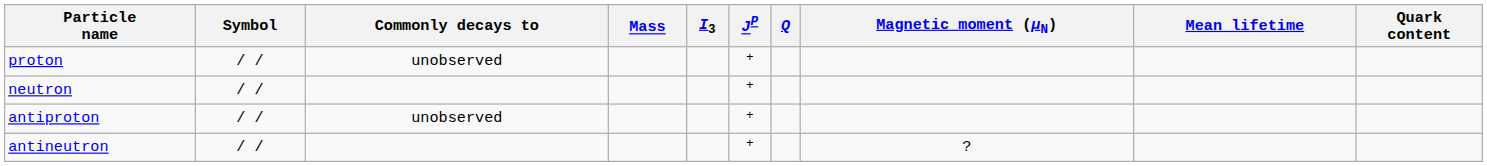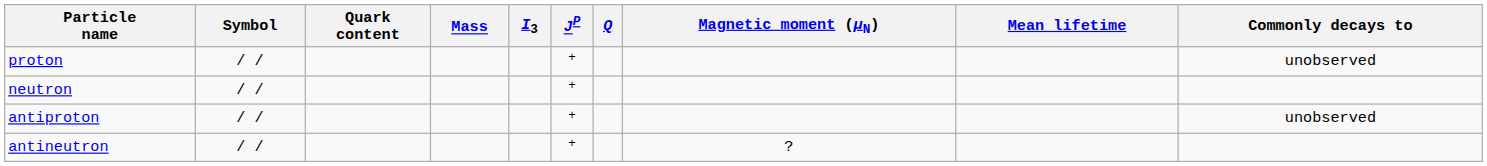columns swapped: (1419, 26) <-> (457, 26)
